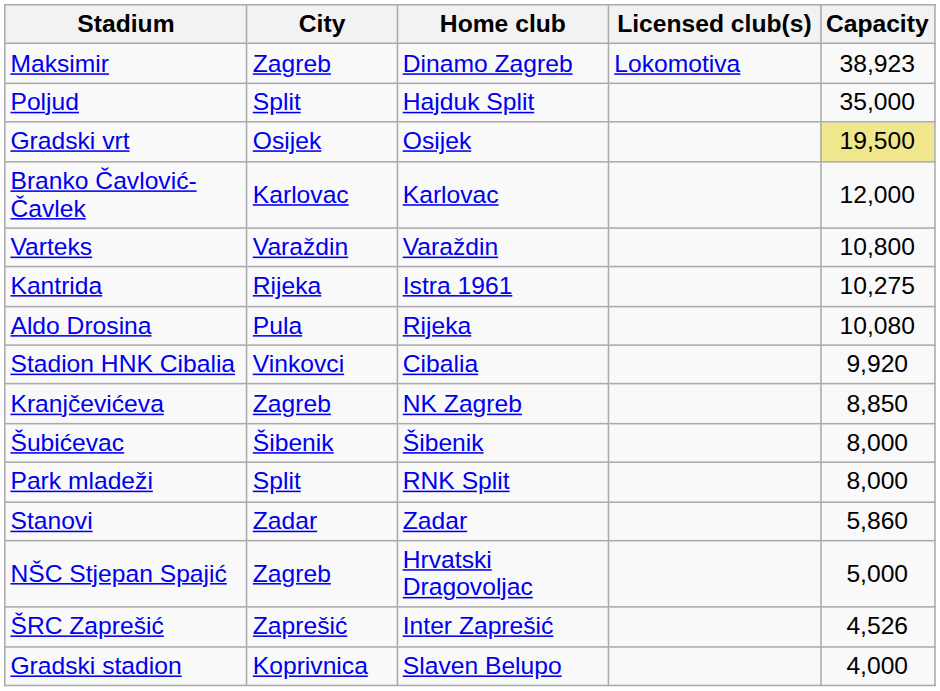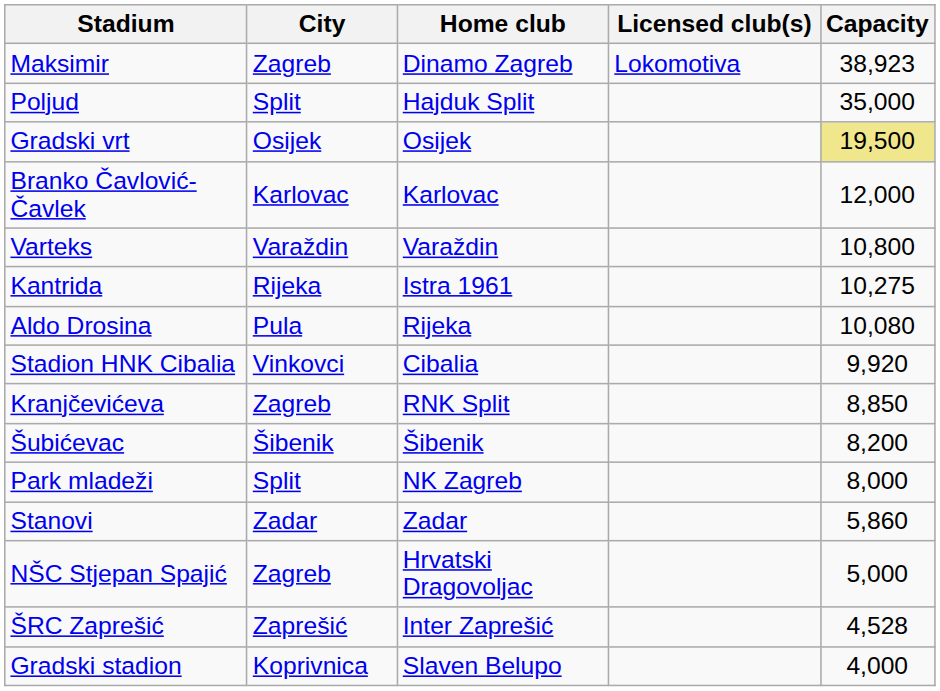(462, 403) NK Zagreb -> (456, 403) RNK Split
(877, 442) 8,000 -> (877, 442) 8,200
(456, 481) RNK Split -> (462, 481) NK Zagreb
(877, 626) 4,526 -> (877, 626) 4,528
